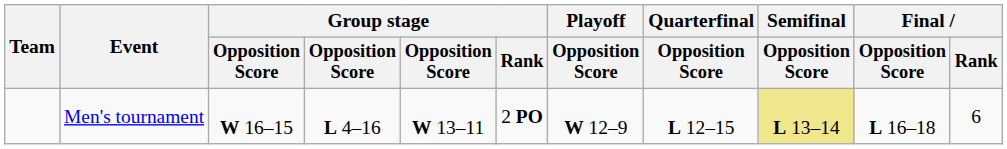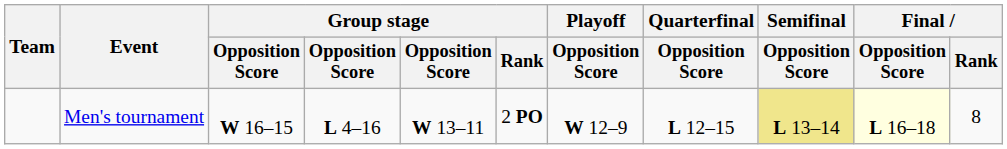(902, 127) no background -> (902, 127) lightyellow background
(976, 116) 6 -> (976, 116) 8
